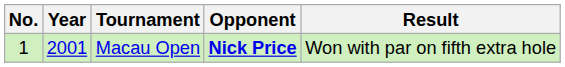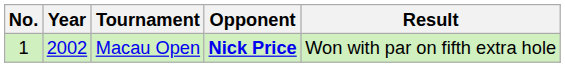(67, 48) 2001 -> (67, 48) 2002
